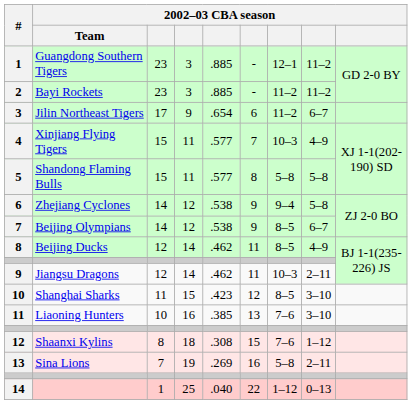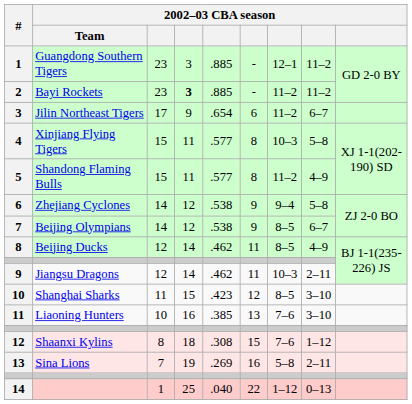(189, 92) normal -> (189, 92) bold
(254, 141) 7 -> (254, 141) 8
(319, 141) 4–9 -> (319, 141) 5–8
(285, 177) 5–8 -> (285, 177) 11–2
(319, 177) 5–8 -> (319, 177) 4–9
